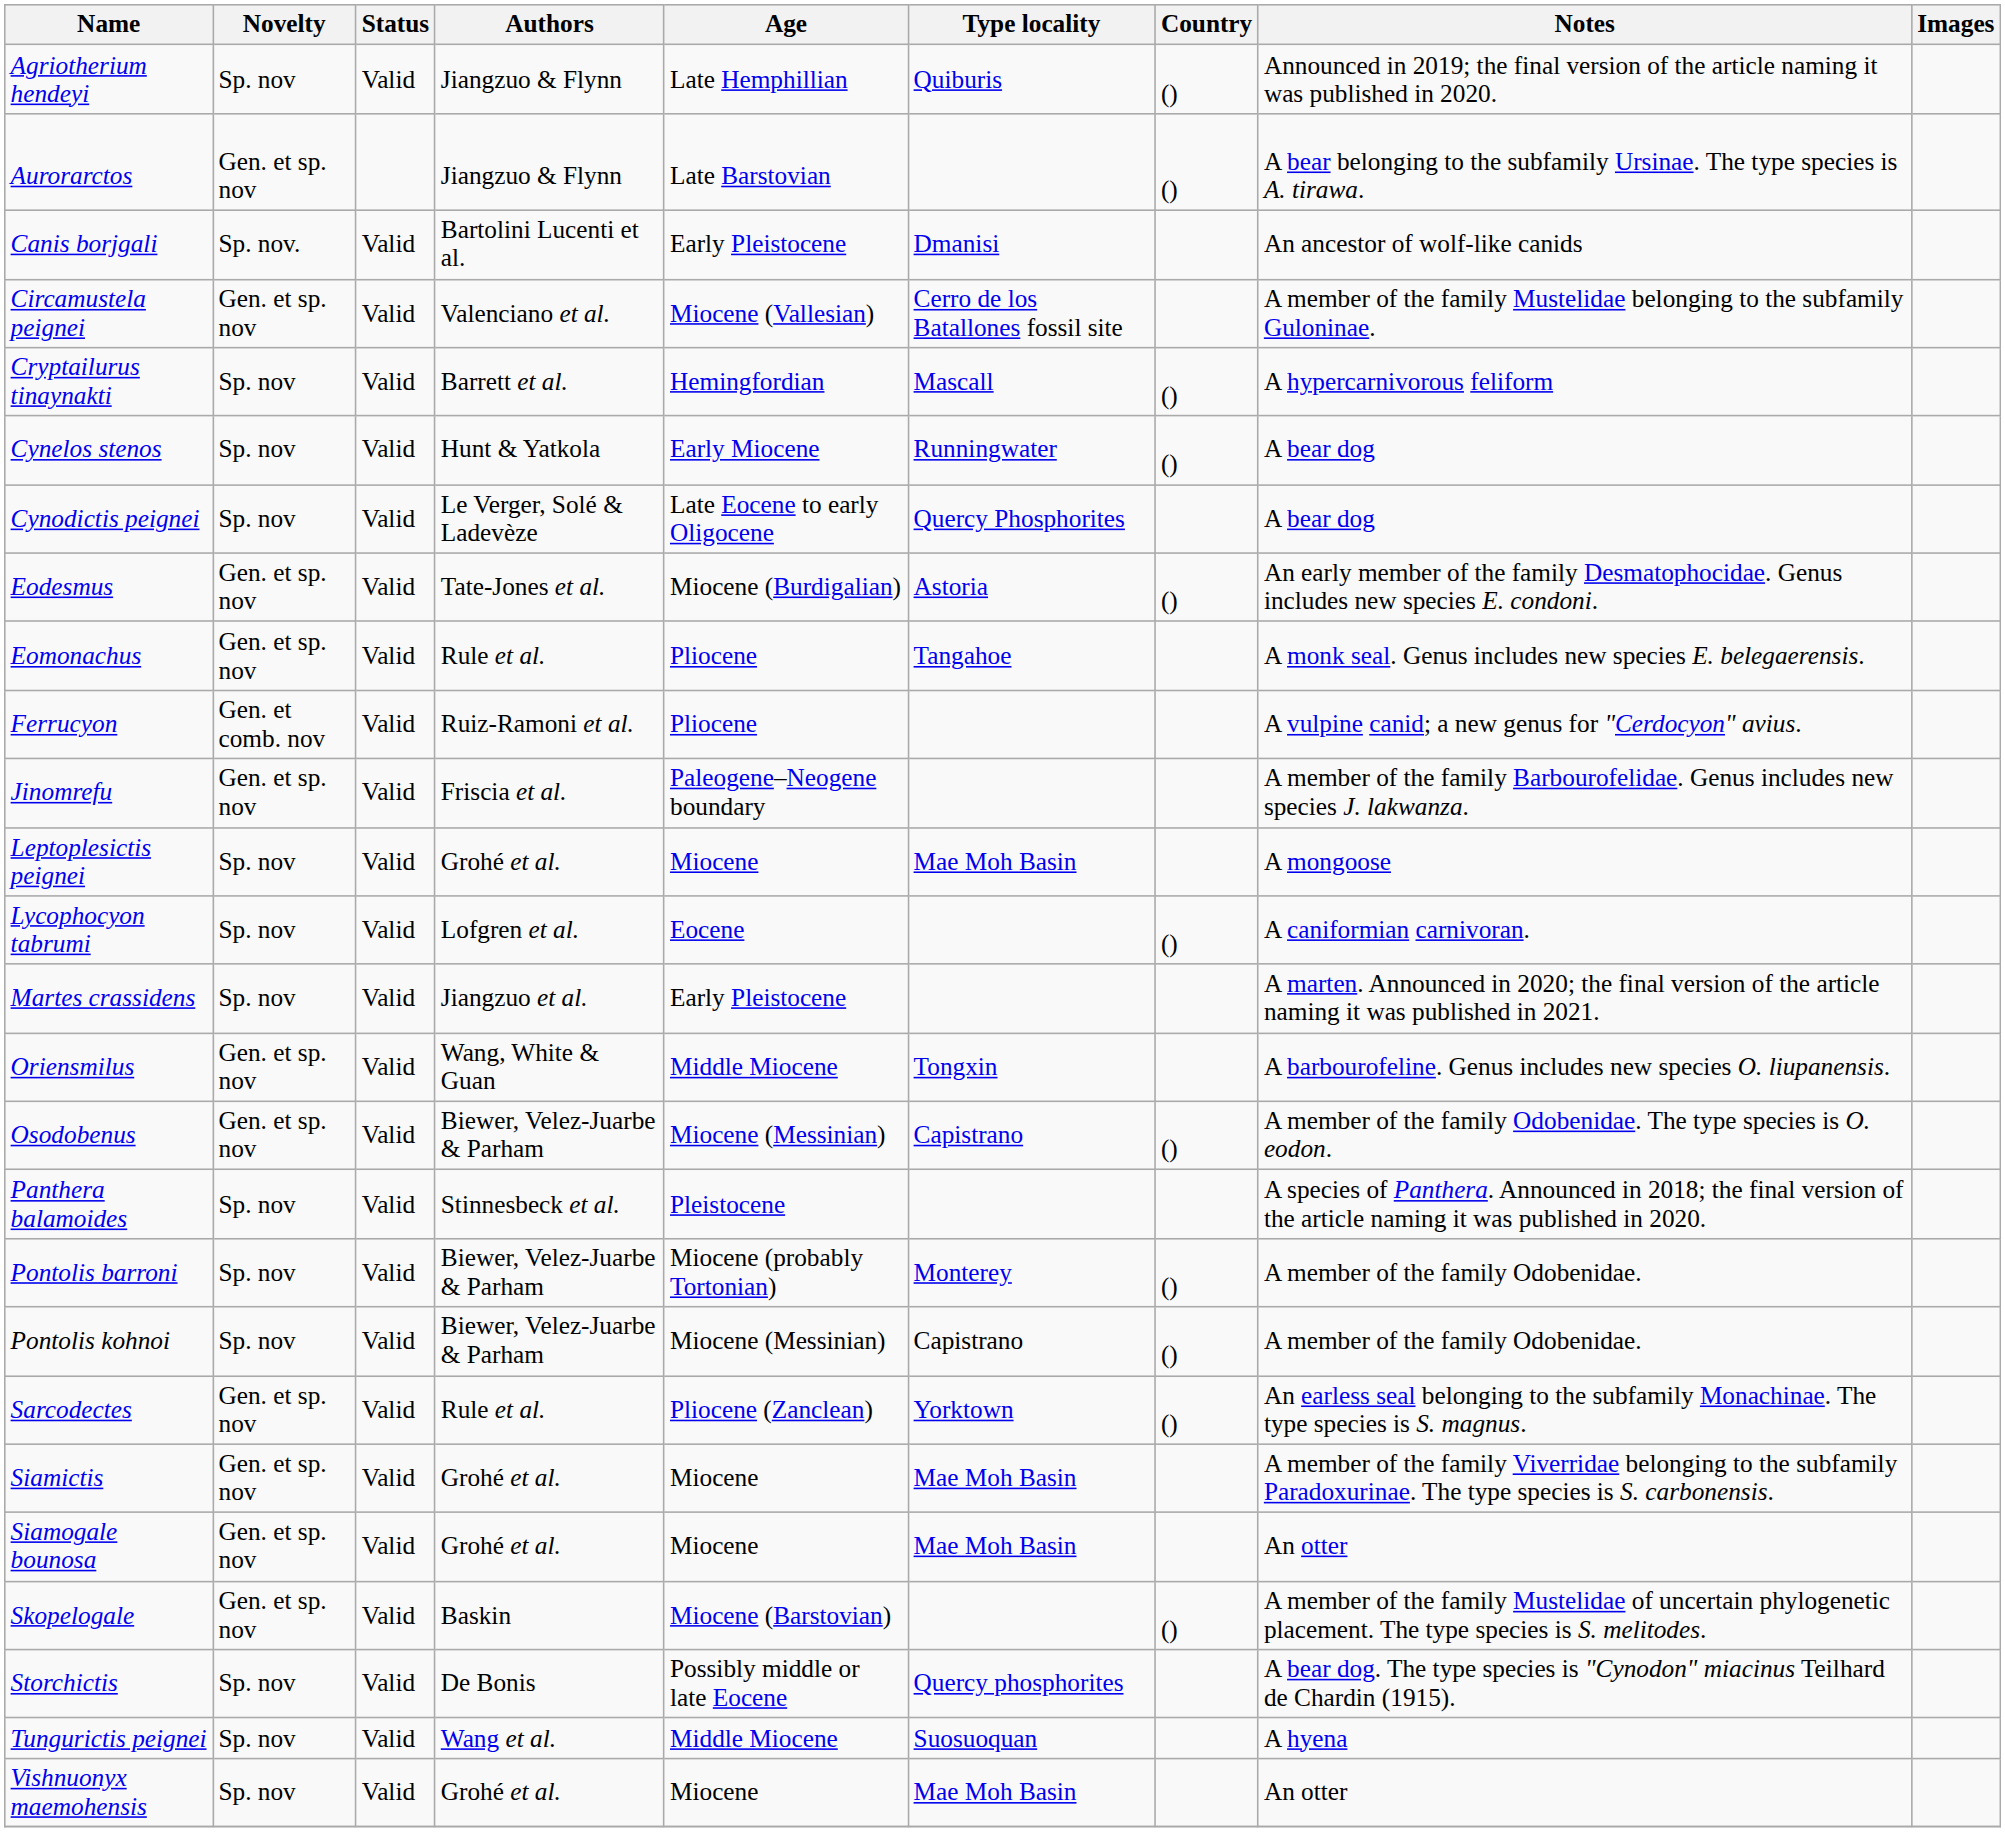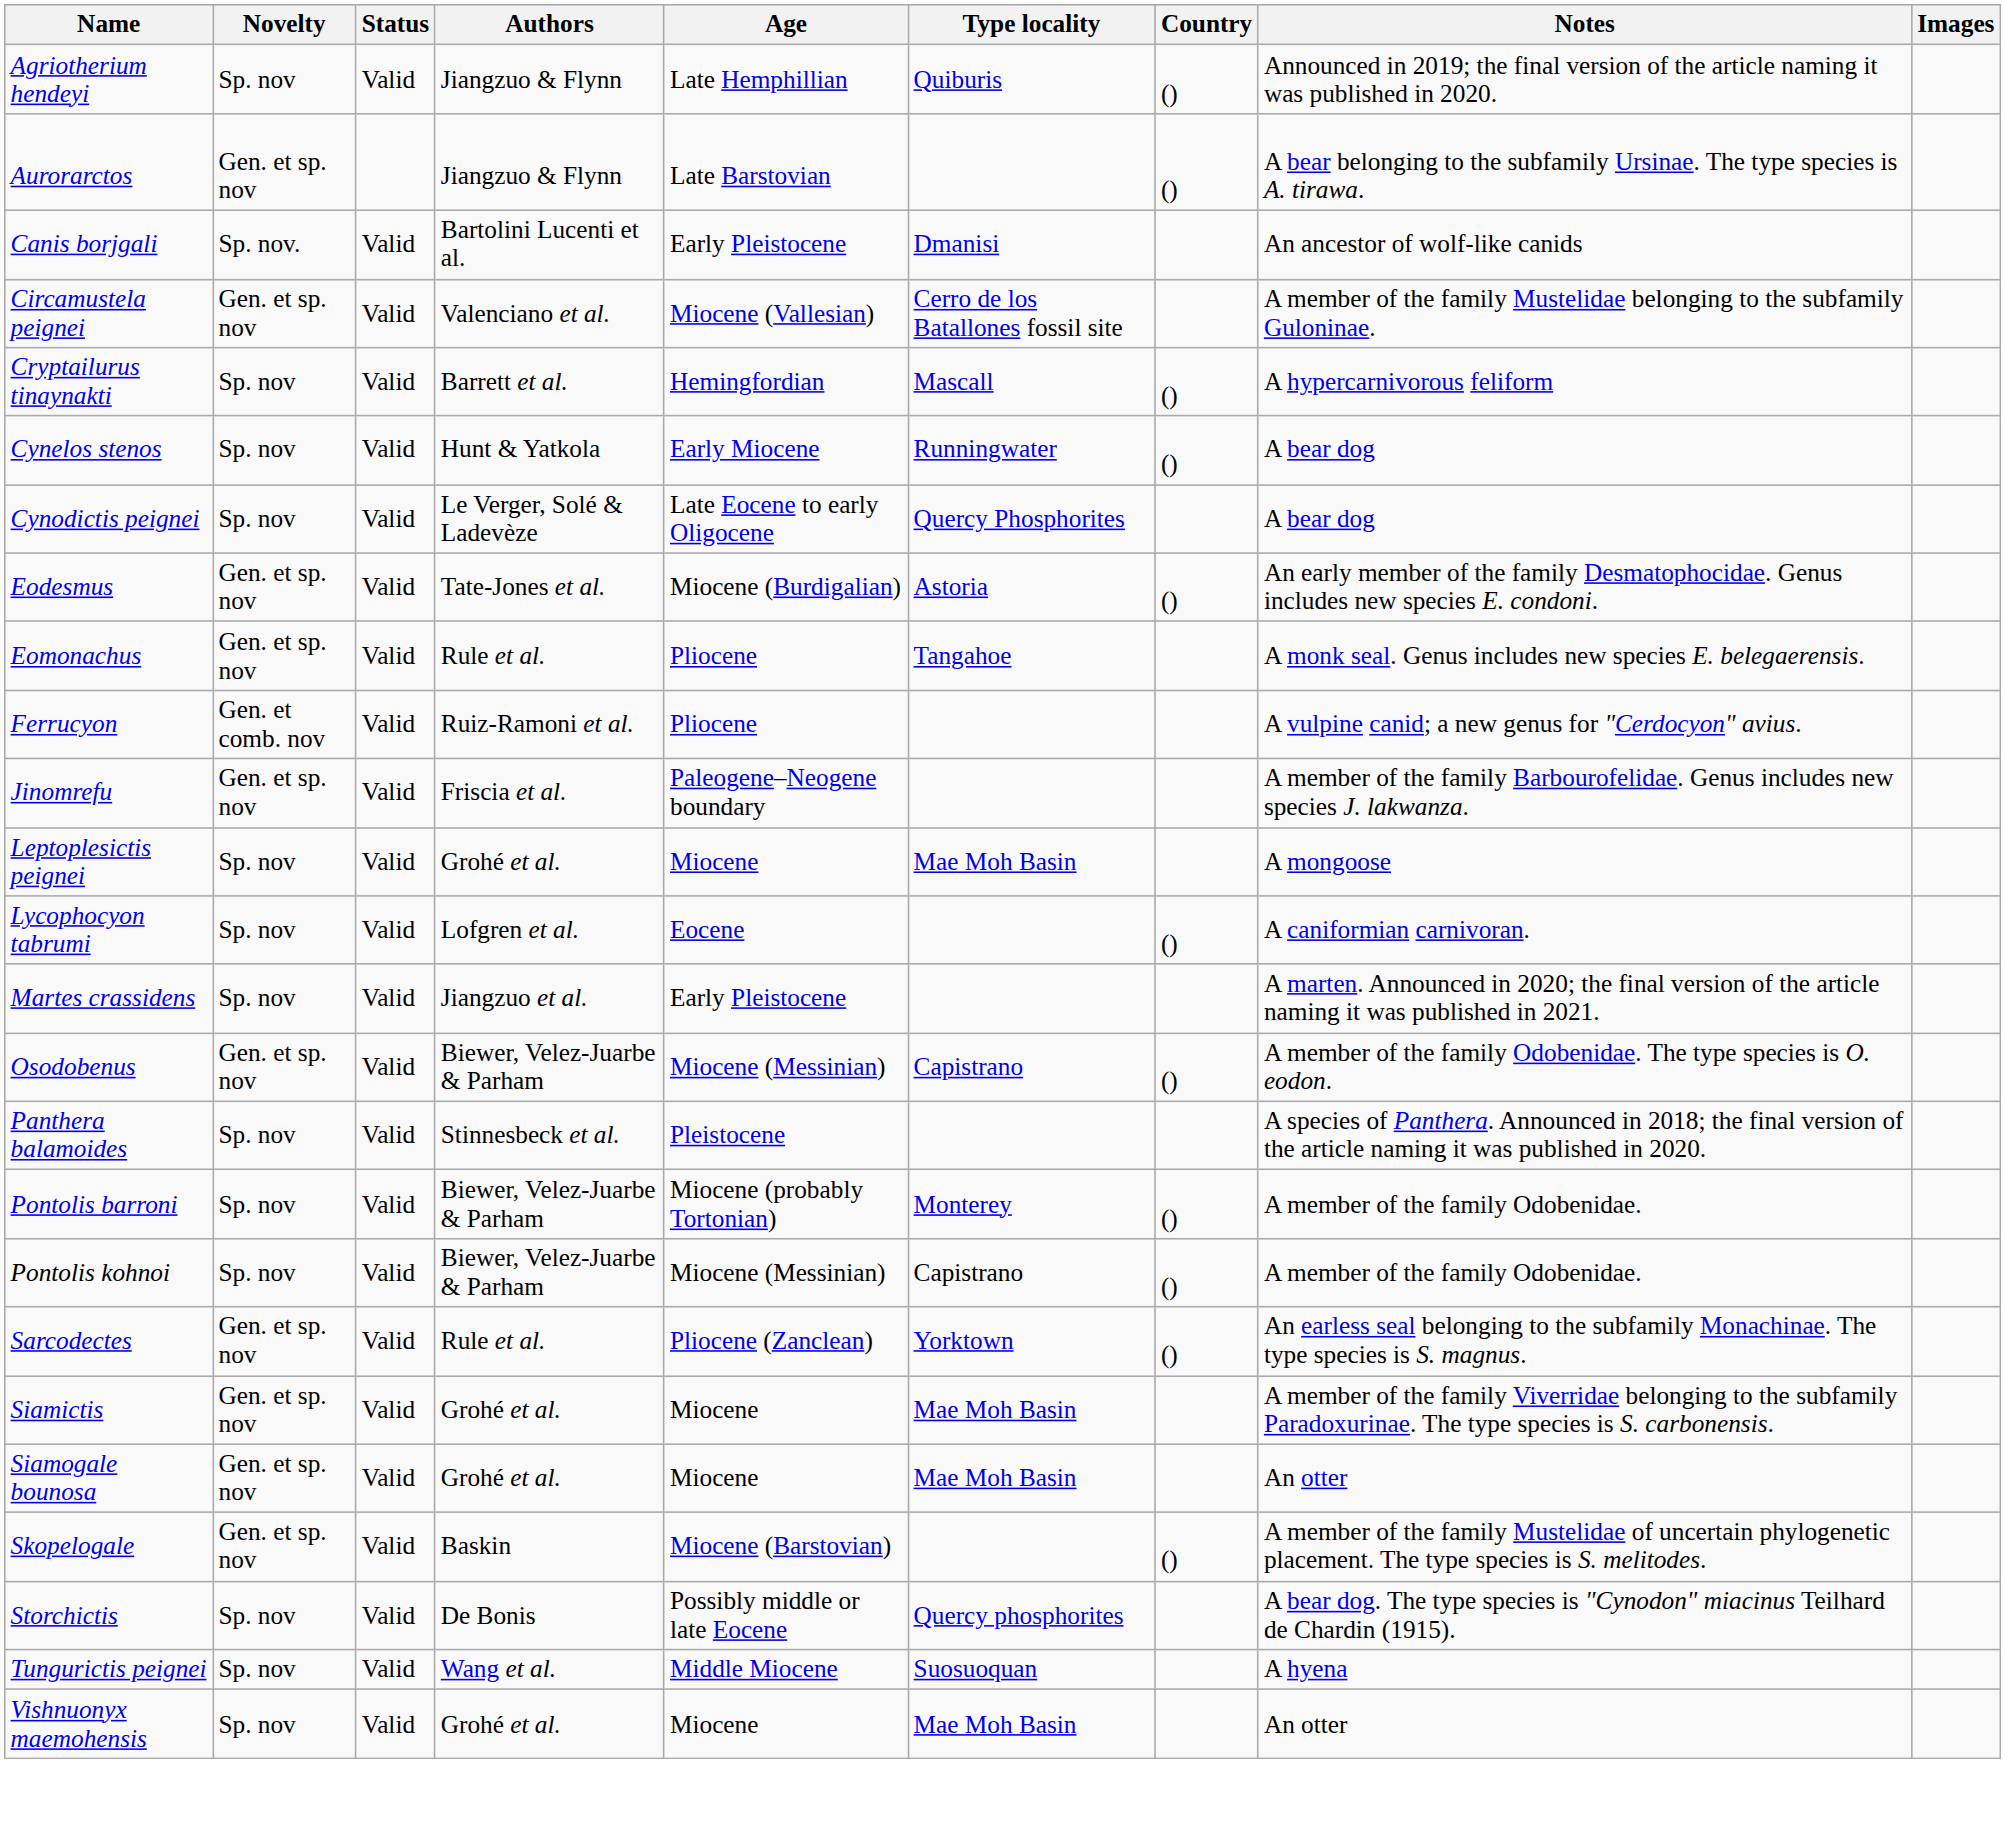- row: (72, 1066)
